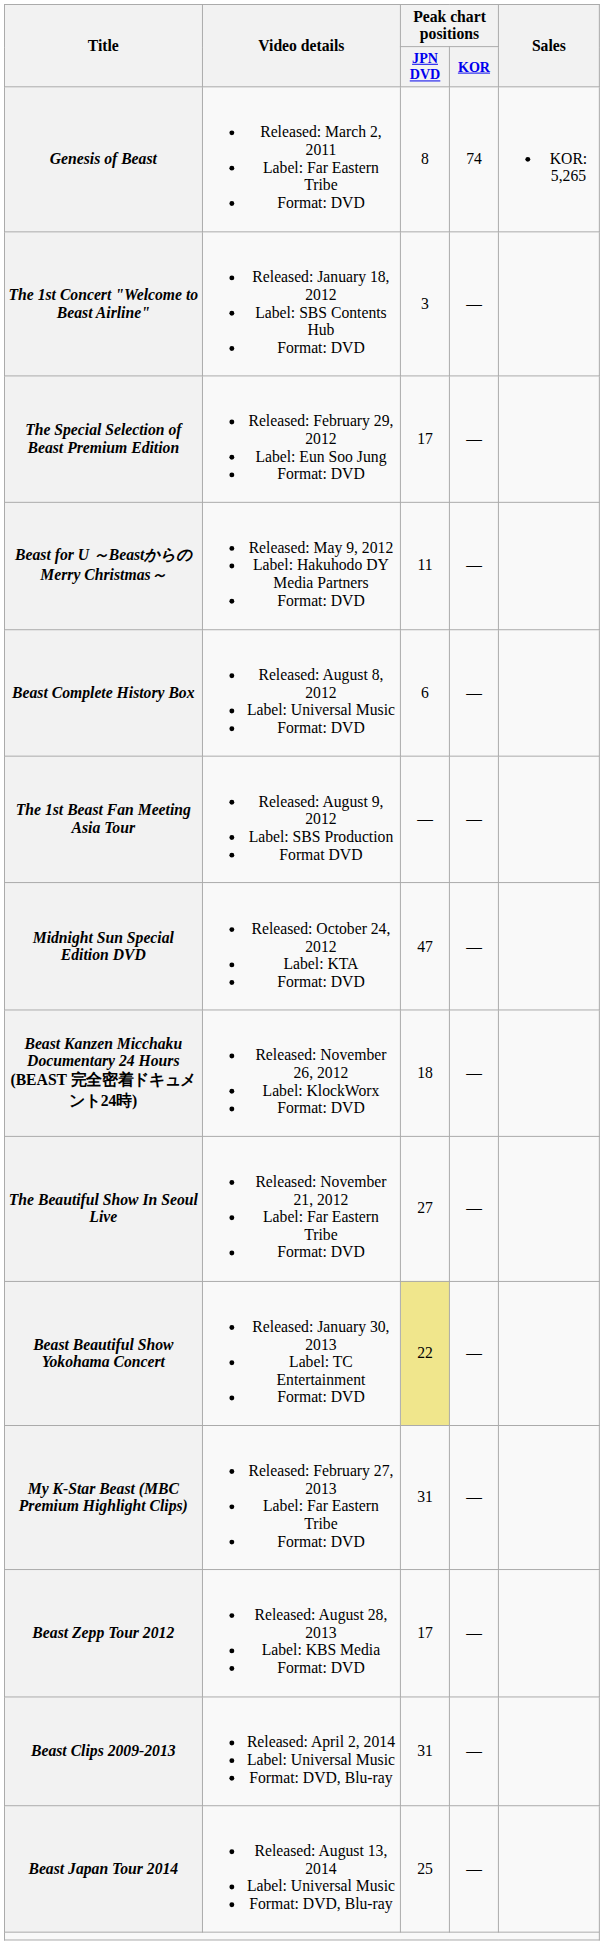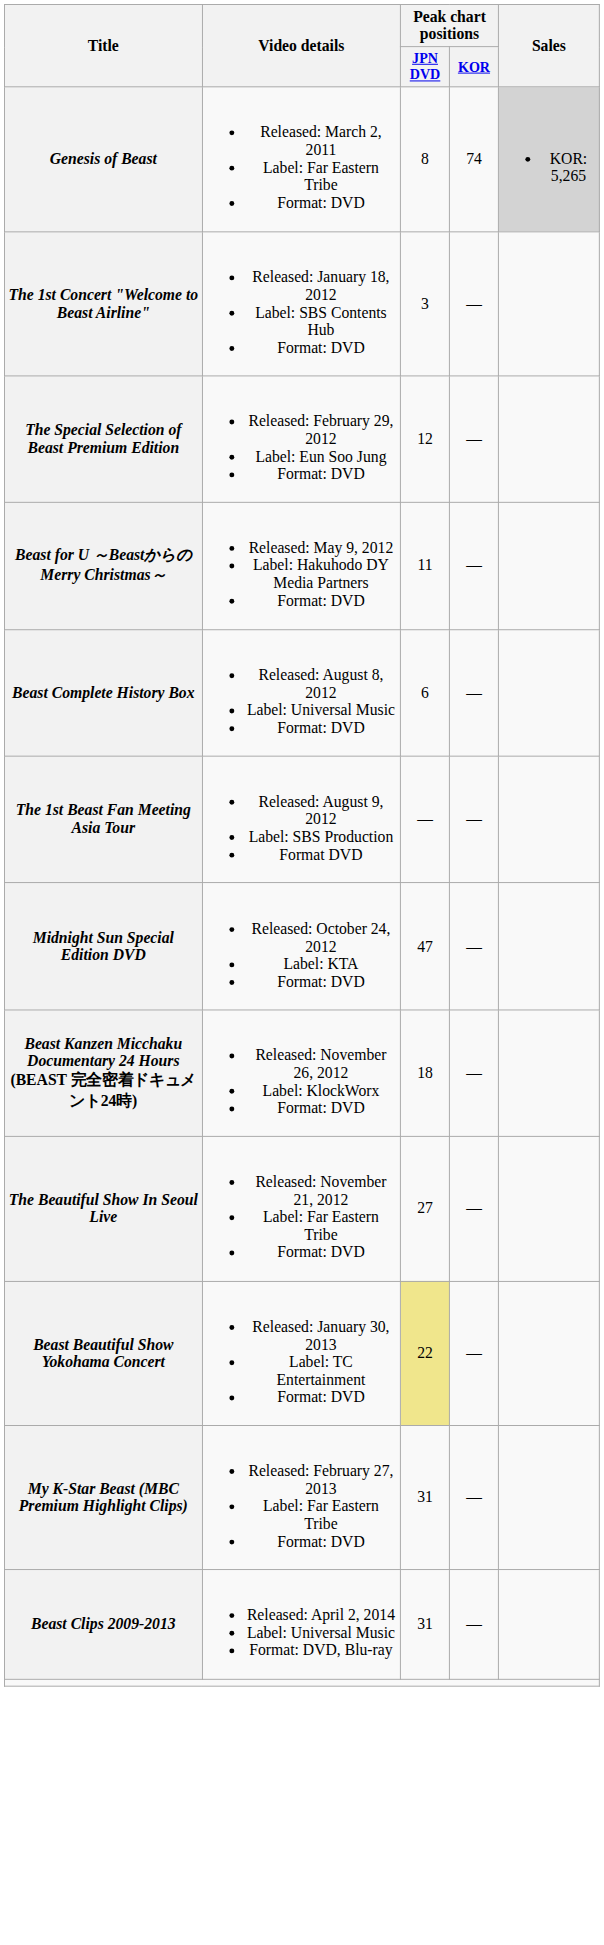(549, 168) no background -> (549, 168) lightgrey background
(425, 439) 17 -> (425, 439) 12
- row: (103, 1633)
- row: (103, 1869)
